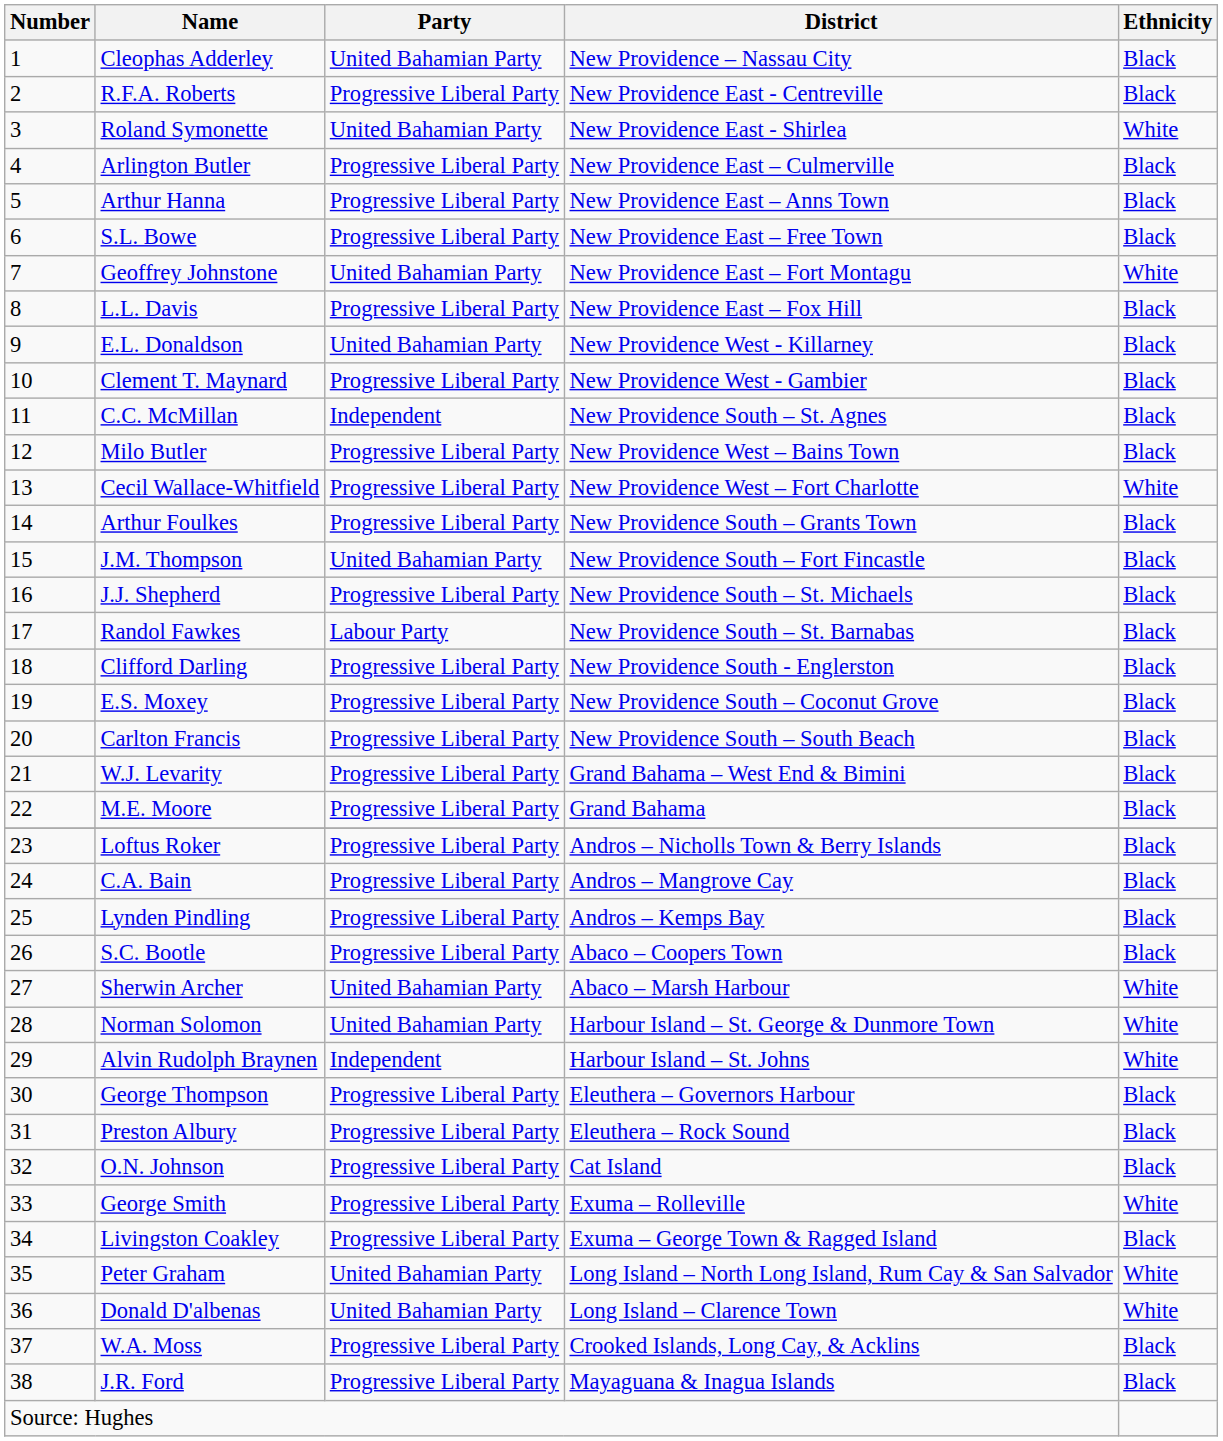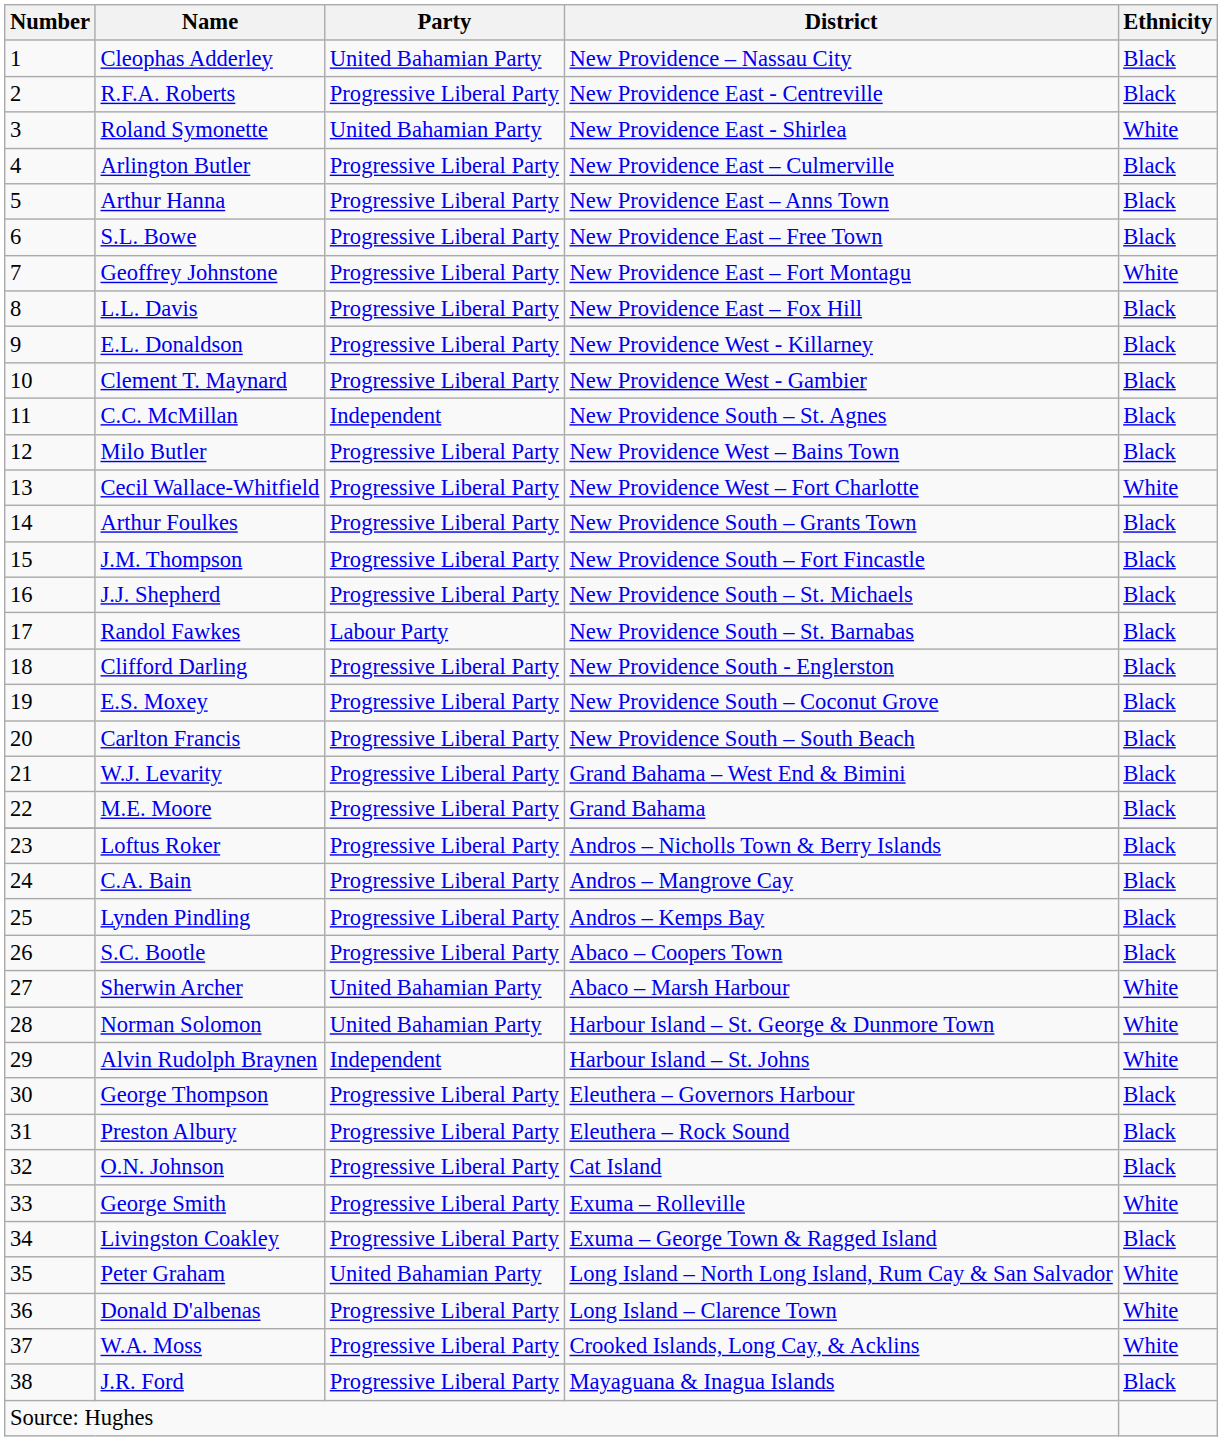(436, 272) United Bahamian Party -> (444, 272) Progressive Liberal Party
(436, 344) United Bahamian Party -> (444, 344) Progressive Liberal Party
(436, 559) United Bahamian Party -> (444, 559) Progressive Liberal Party
(436, 1310) United Bahamian Party -> (444, 1310) Progressive Liberal Party
(1149, 1346) Black -> (1151, 1346) White
